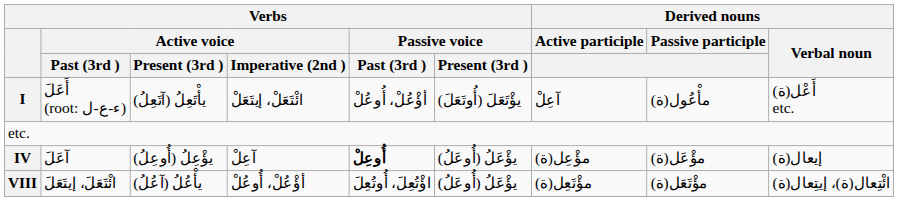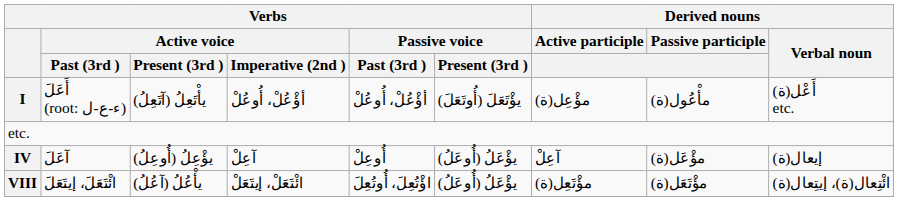(267, 99) ائْتَعَلْ، إيتَعَلْ -> (268, 99) أؤْعُلْ، أُوعُلْ
(547, 99) آعِلْ -> (563, 99) مؤْعِل(ة)
(369, 158) bold -> (369, 158) normal
(563, 158) مؤْعِل(ة) -> (547, 158) آعِلْ
(268, 183) أؤْعُلْ، أُوعُلْ -> (267, 183) ائْتَعَلْ، إيتَعَلْ
